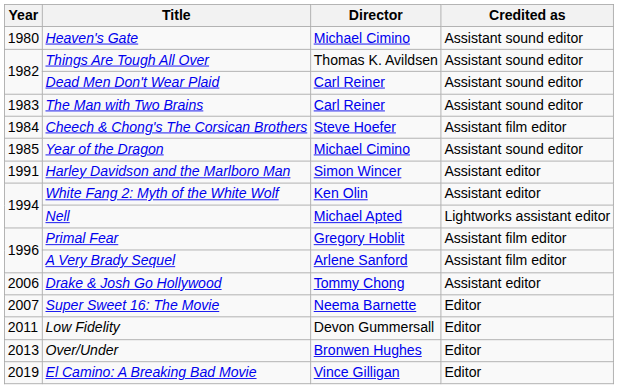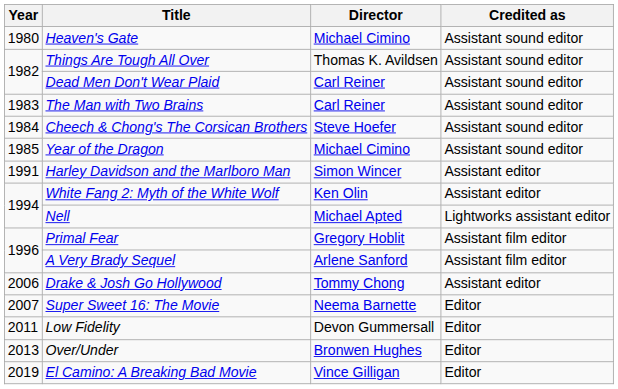(505, 127) Assistant film editor -> (514, 127) Assistant sound editor
